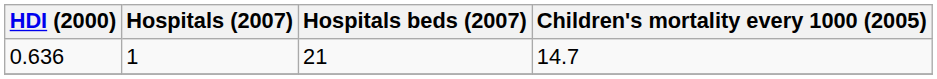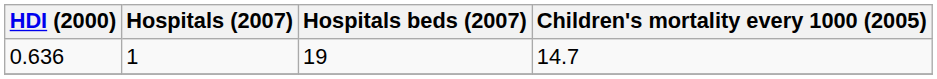(315, 56) 21 -> (315, 56) 19
